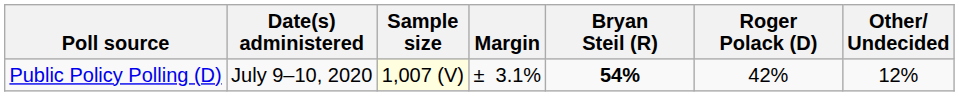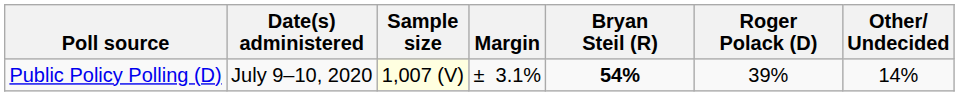(768, 75) 42% -> (768, 75) 39%
(898, 75) 12% -> (898, 75) 14%
